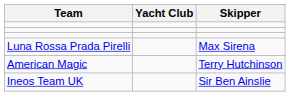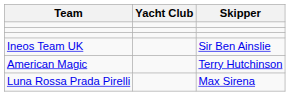rows swapped: (69, 46) <-> (45, 82)
